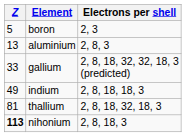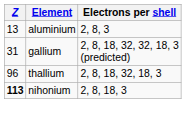- row: (42, 29)
(13, 68) 33 -> (13, 51) 31
- row: (44, 90)
(13, 106) 81 -> (13, 73) 96
